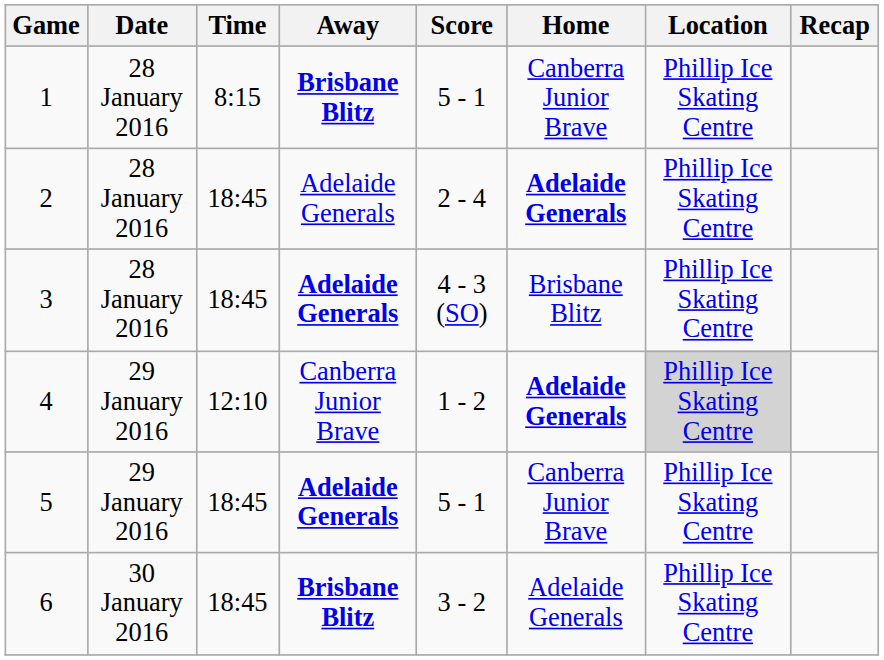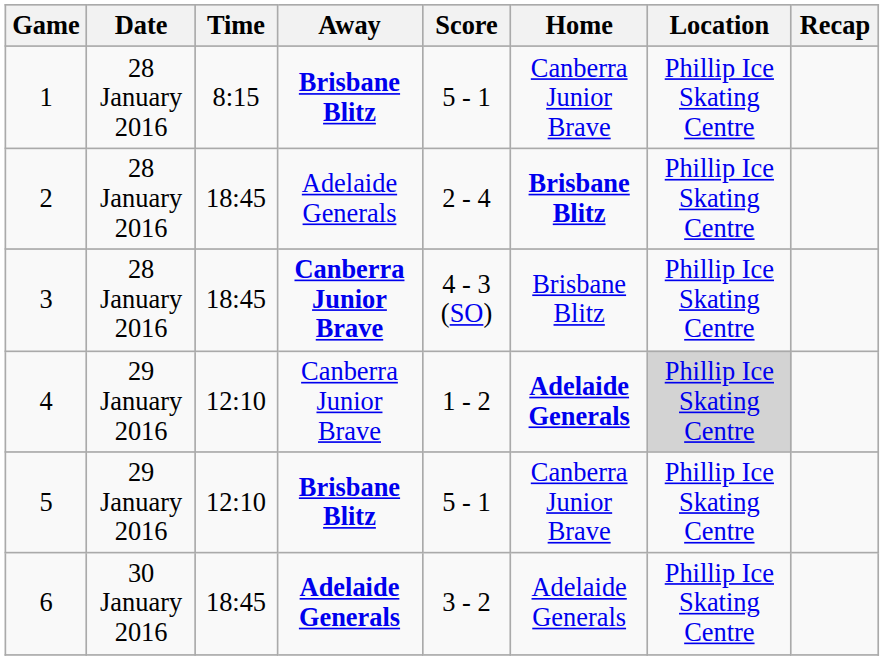(576, 198) Adelaide Generals -> (579, 198) Brisbane Blitz
(348, 299) Adelaide Generals -> (349, 299) Canberra Junior Brave
(237, 502) 18:45 -> (236, 502) 12:10
(348, 502) Adelaide Generals -> (349, 502) Brisbane Blitz
(348, 603) Brisbane Blitz -> (349, 603) Adelaide Generals
